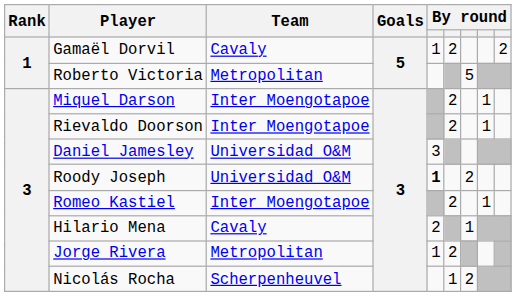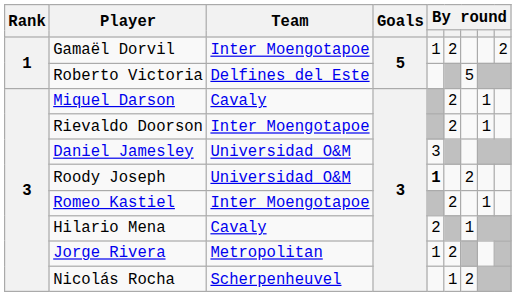(239, 50) Cavaly -> (290, 50) Inter Moengotapoe
(267, 76) Metropolitan -> (290, 76) Delfines del Este
(290, 101) Inter Moengotapoe -> (239, 101) Cavaly
